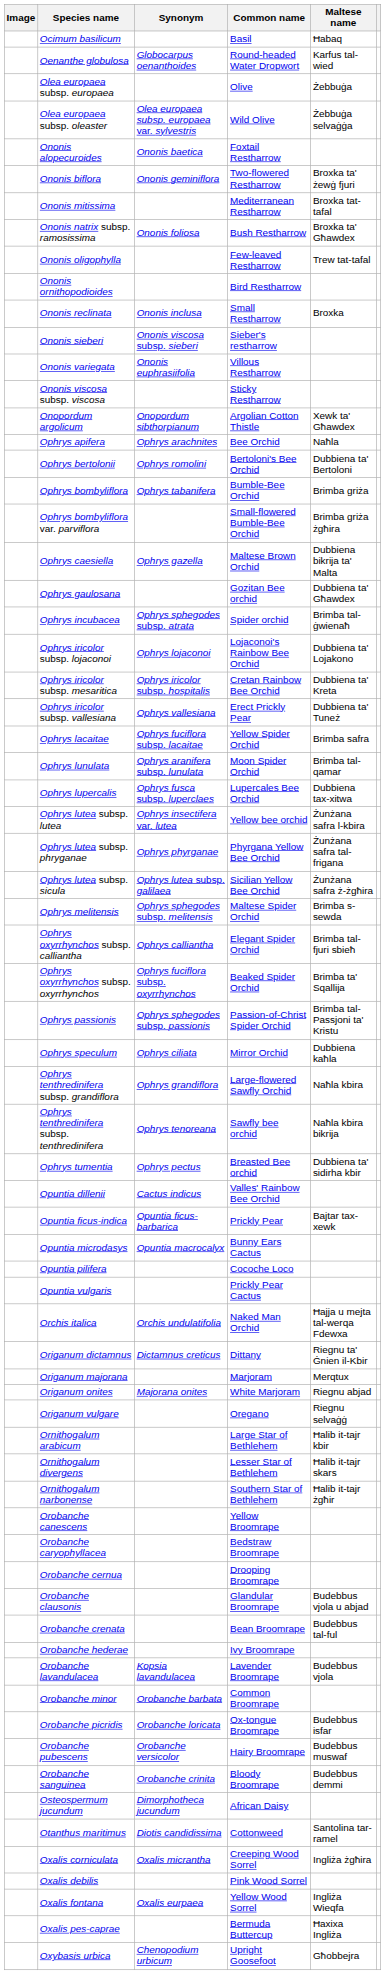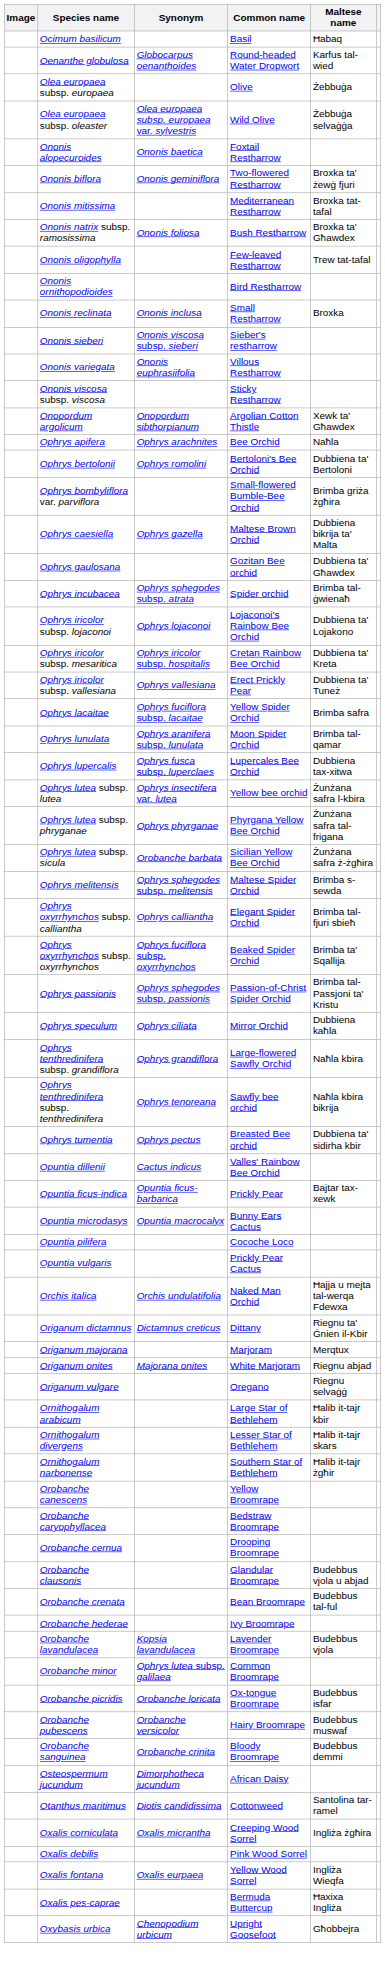- row: (84, 490)
(181, 885) Ophrys lutea subsp. galilaea -> (179, 858) Orobanche barbata
(179, 1698) Orobanche barbata -> (181, 1671) Ophrys lutea subsp. galilaea
